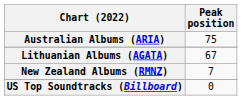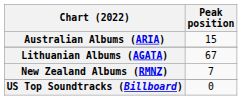(211, 39) 75 -> (211, 39) 15
